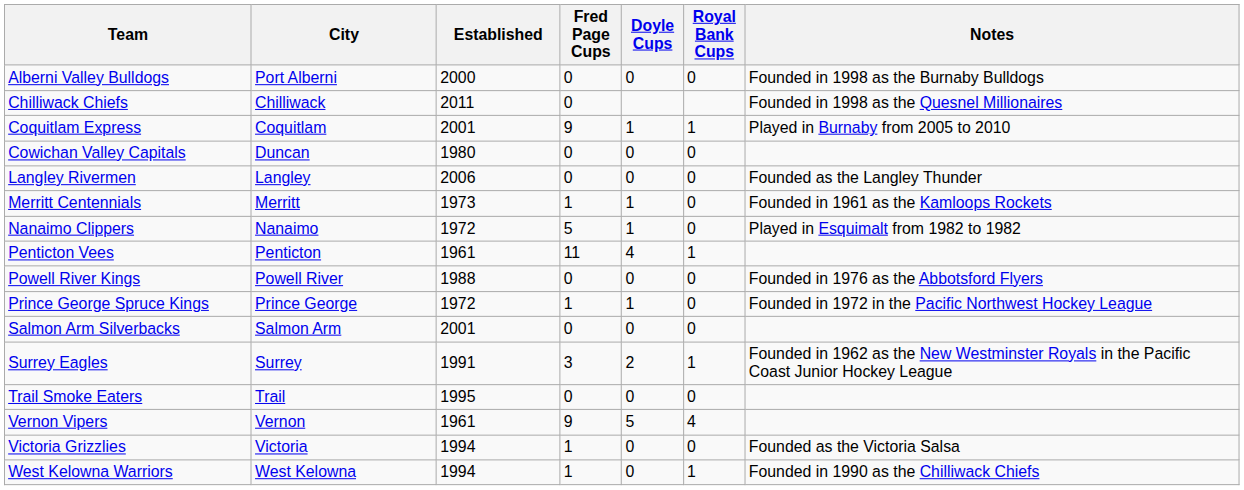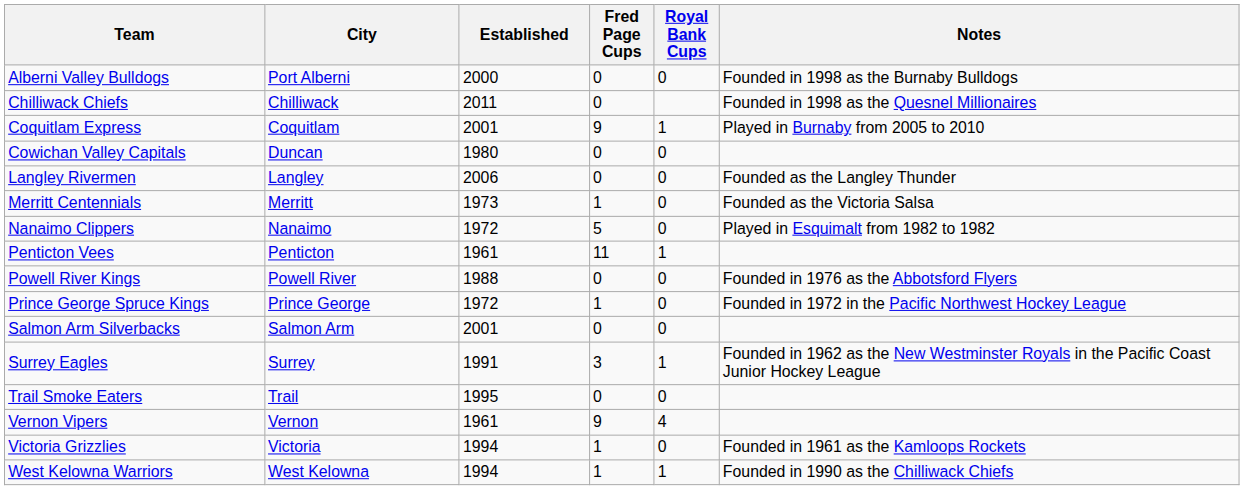- column: (653, 34)
(900, 203) Founded in 1961 as the Kamloops Rockets -> (828, 203) Founded as the Victoria Salsa
(854, 447) Founded as the Victoria Salsa -> (874, 447) Founded in 1961 as the Kamloops Rockets
